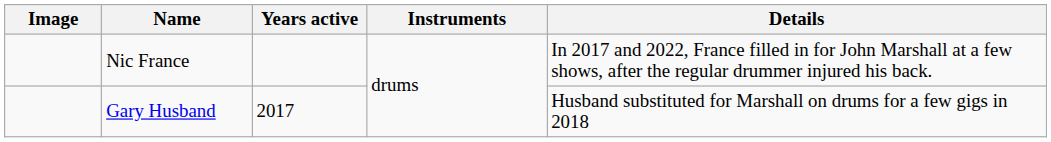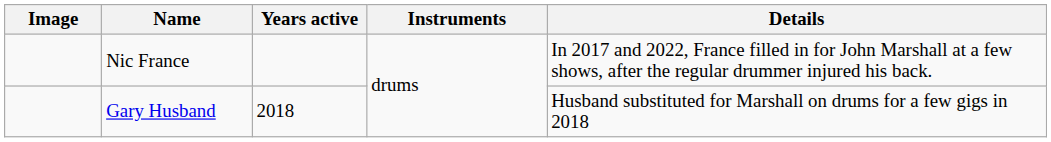(275, 111) 2017 -> (275, 111) 2018
